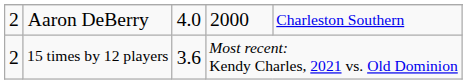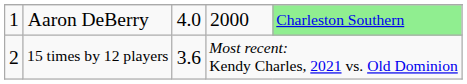(14, 19) 2 -> (14, 19) 1
(340, 19) no background -> (340, 19) lightgreen background
